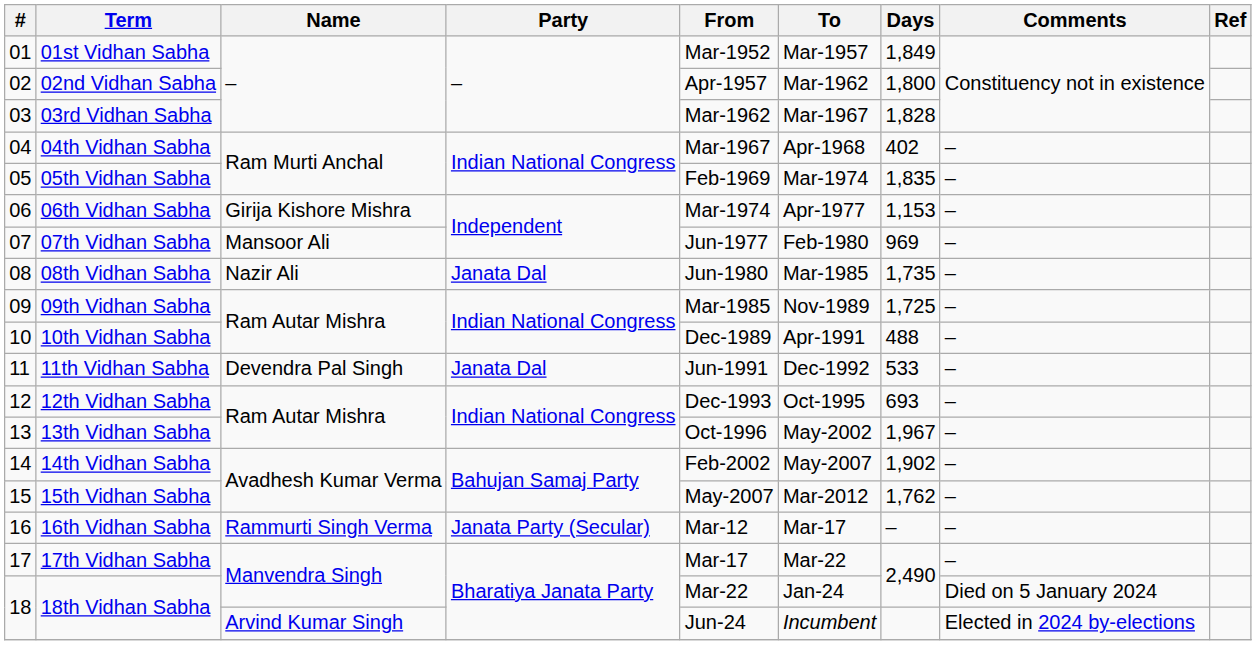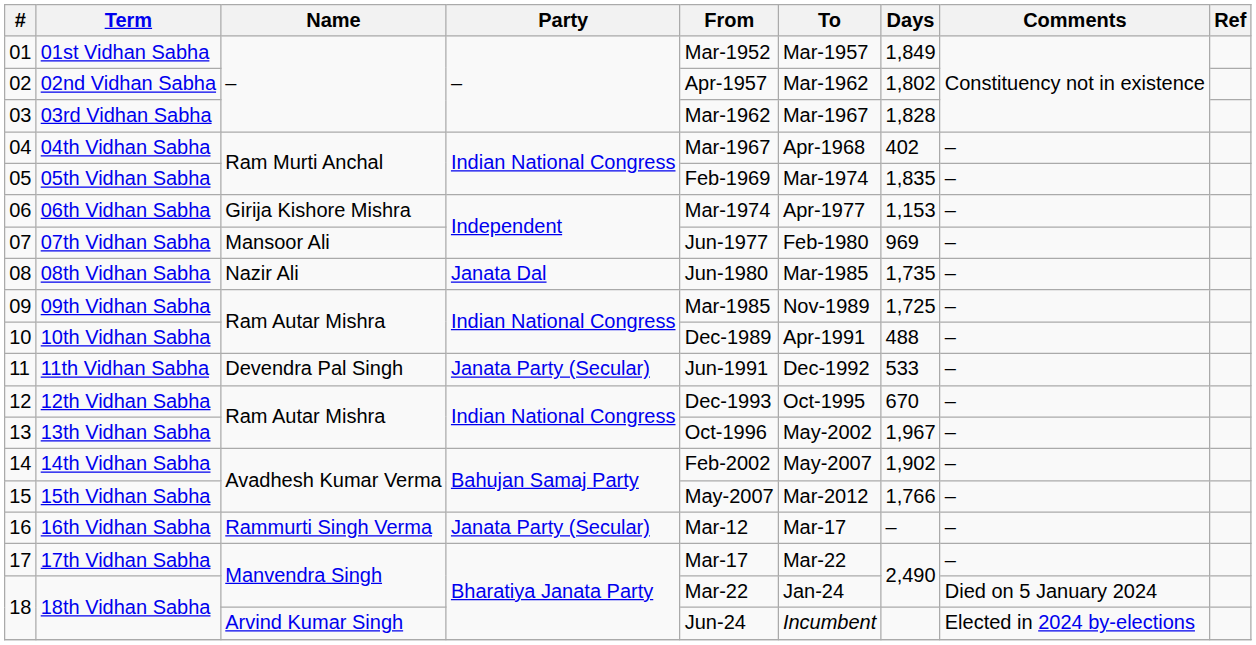(911, 83) 1,800 -> (911, 83) 1,802
(499, 369) Janata Dal -> (550, 369) Janata Party (Secular)
(902, 400) 693 -> (902, 400) 670
(911, 496) 1,762 -> (911, 496) 1,766
